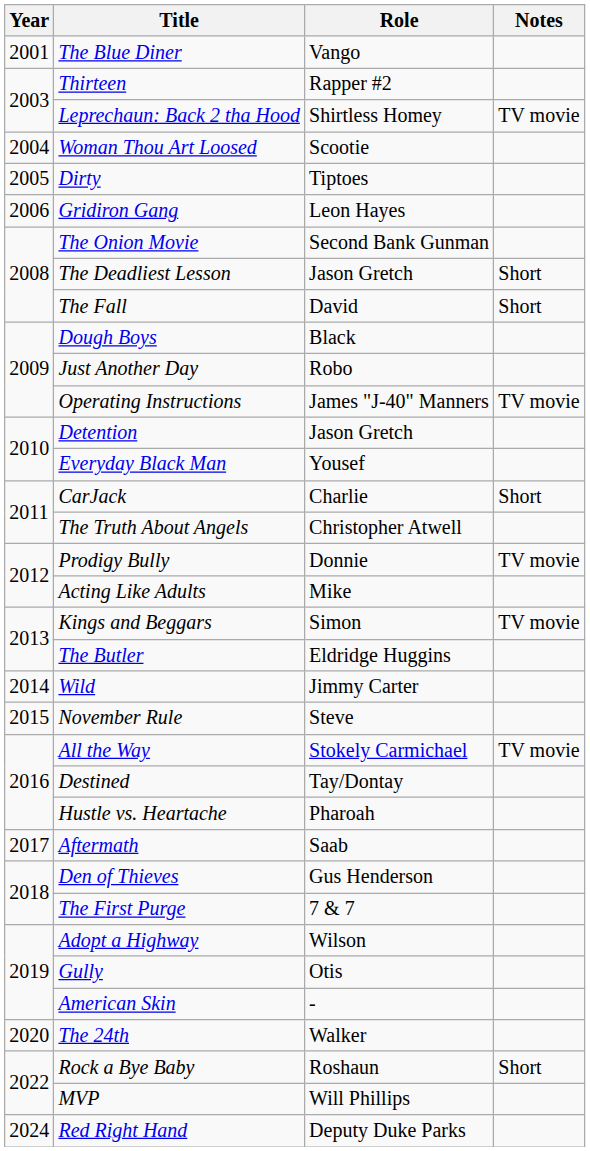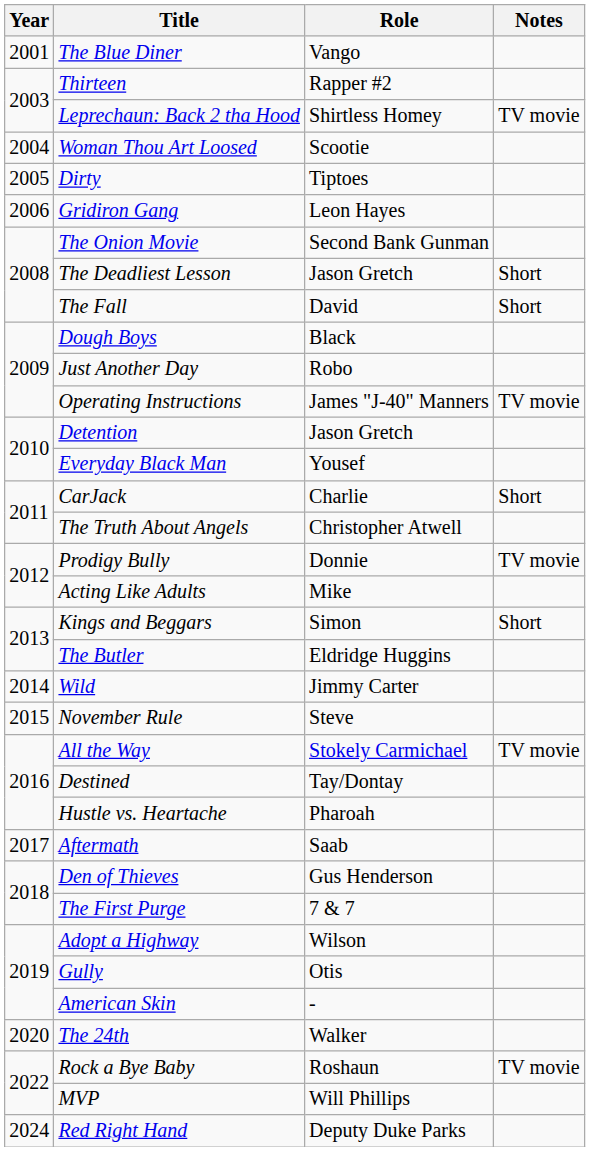(539, 623) TV movie -> (520, 623) Short
(520, 1067) Short -> (539, 1067) TV movie
